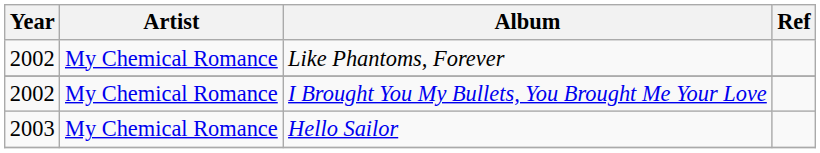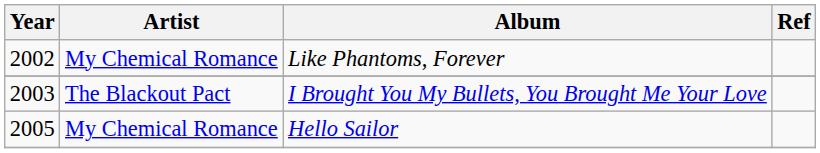(32, 93) 2002 -> (32, 93) 2003
(171, 93) My Chemical Romance -> (148, 93) The Blackout Pact
(32, 128) 2003 -> (32, 128) 2005
